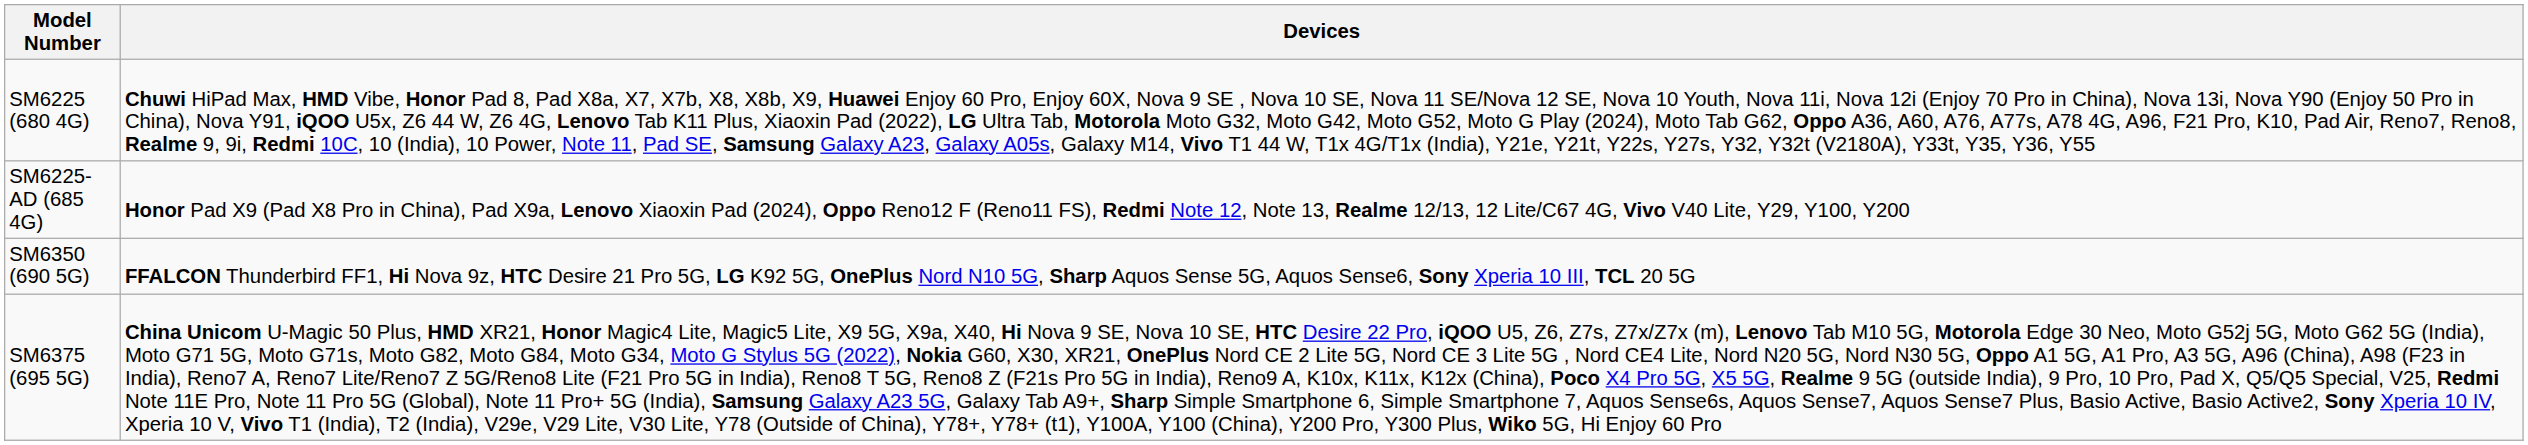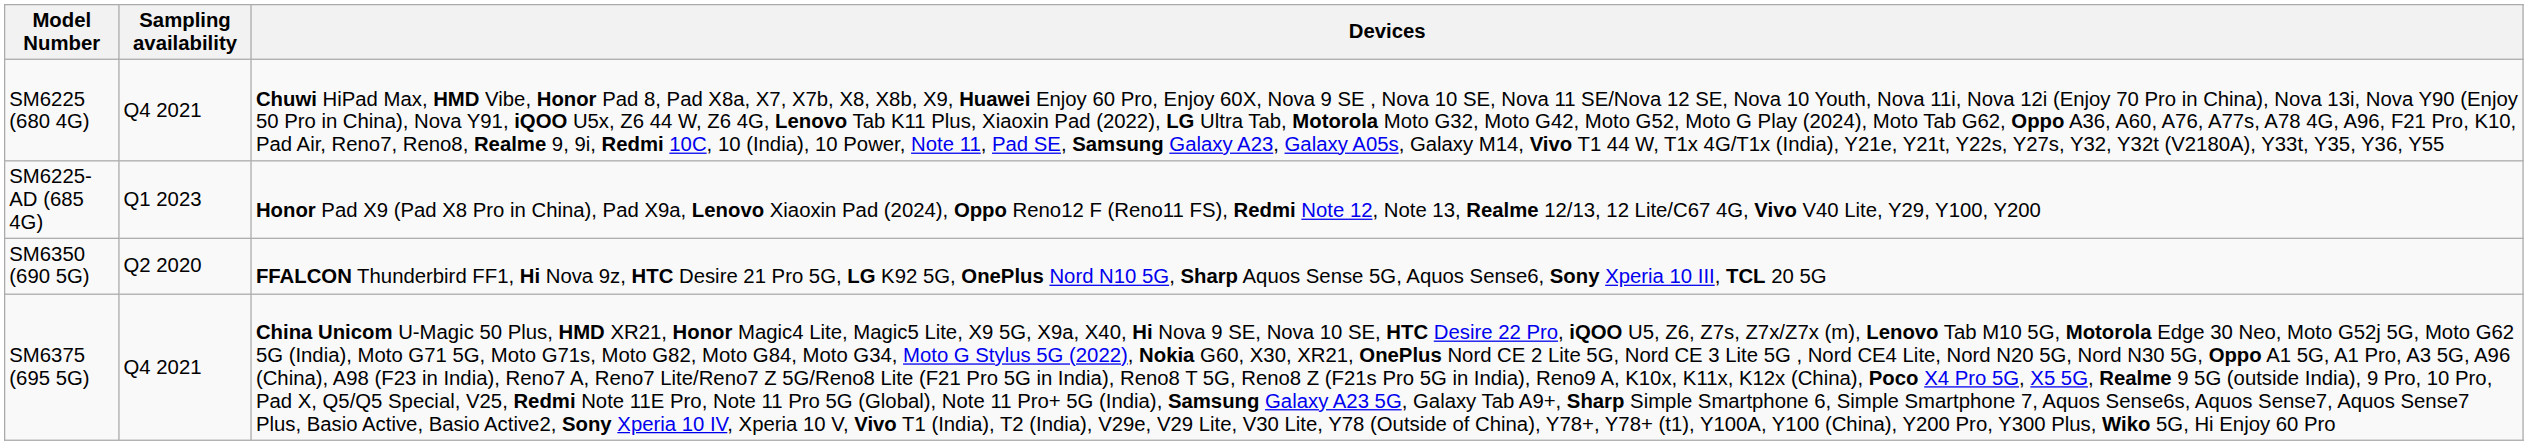+ column: (185, 32)
